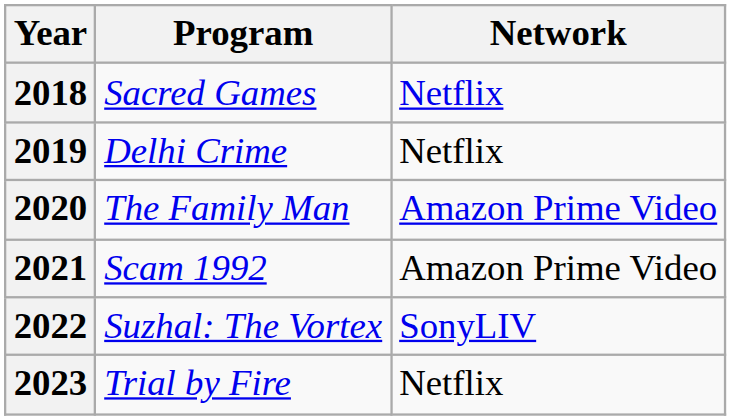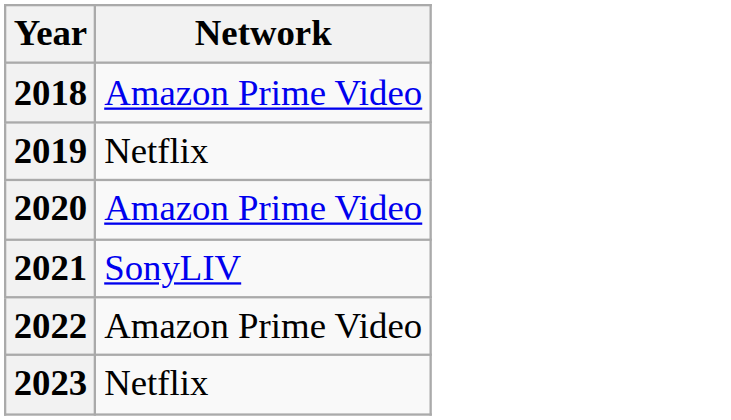- column: (243, 33)
(451, 92) Netflix -> (263, 92) Amazon Prime Video
(558, 267) Amazon Prime Video -> (173, 267) SonyLIV
(468, 325) SonyLIV -> (263, 325) Amazon Prime Video
